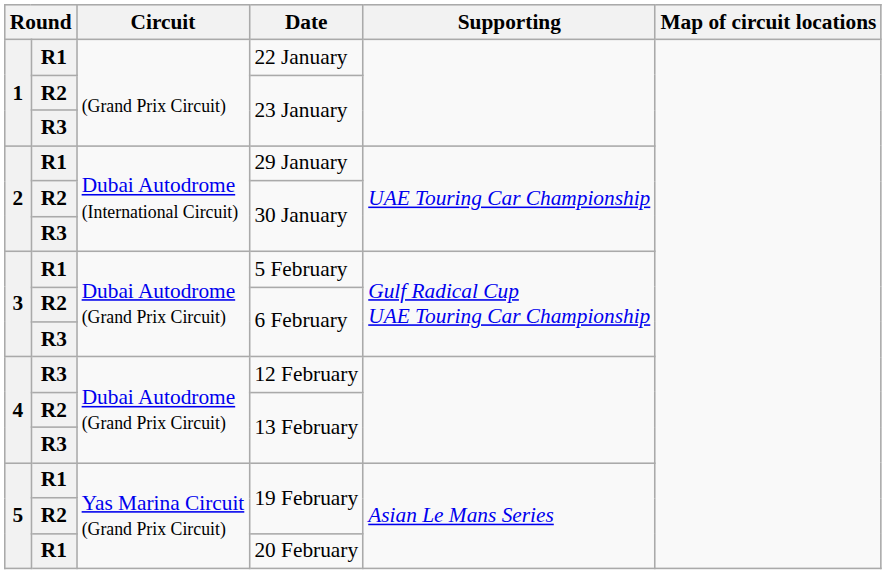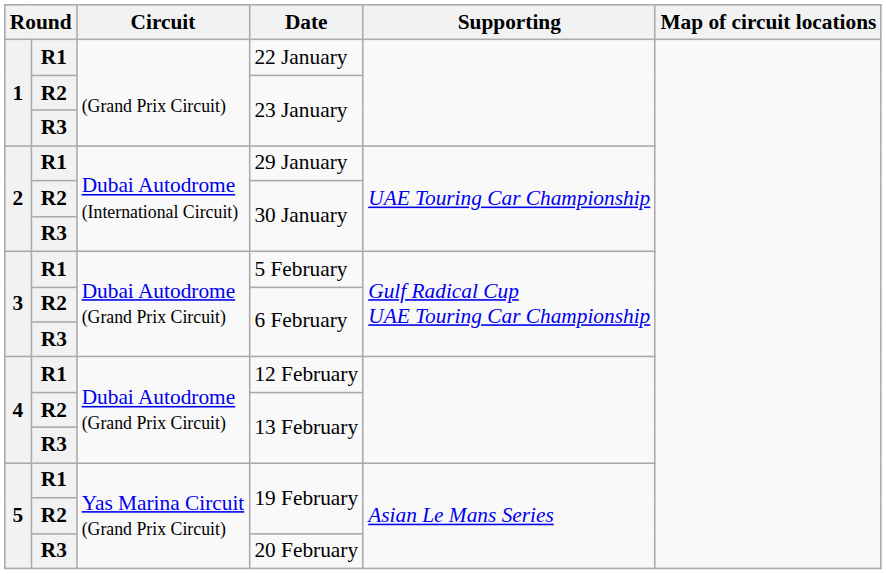(54, 373) R3 -> (54, 373) R1
(54, 550) R1 -> (54, 550) R3
